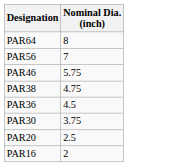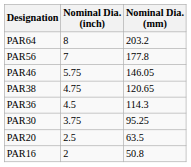+ column: (155, 18)
